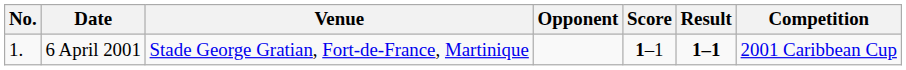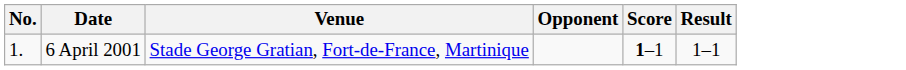- column: (819, 19)
(706, 49) bold -> (706, 49) normal
